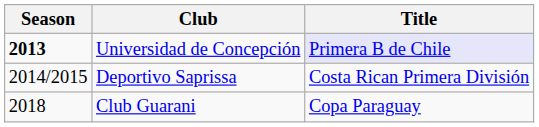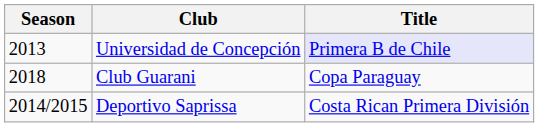(27, 48) bold -> (27, 48) normal
rows swapped: (166, 77) <-> (146, 106)
